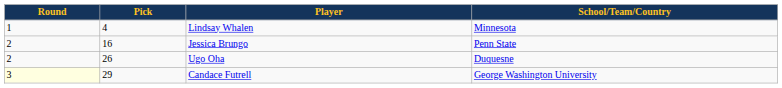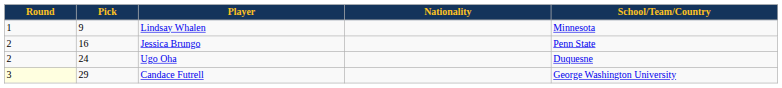+ column: (448, 12)
(105, 28) 4 -> (81, 28) 9
(107, 59) 26 -> (84, 59) 24
